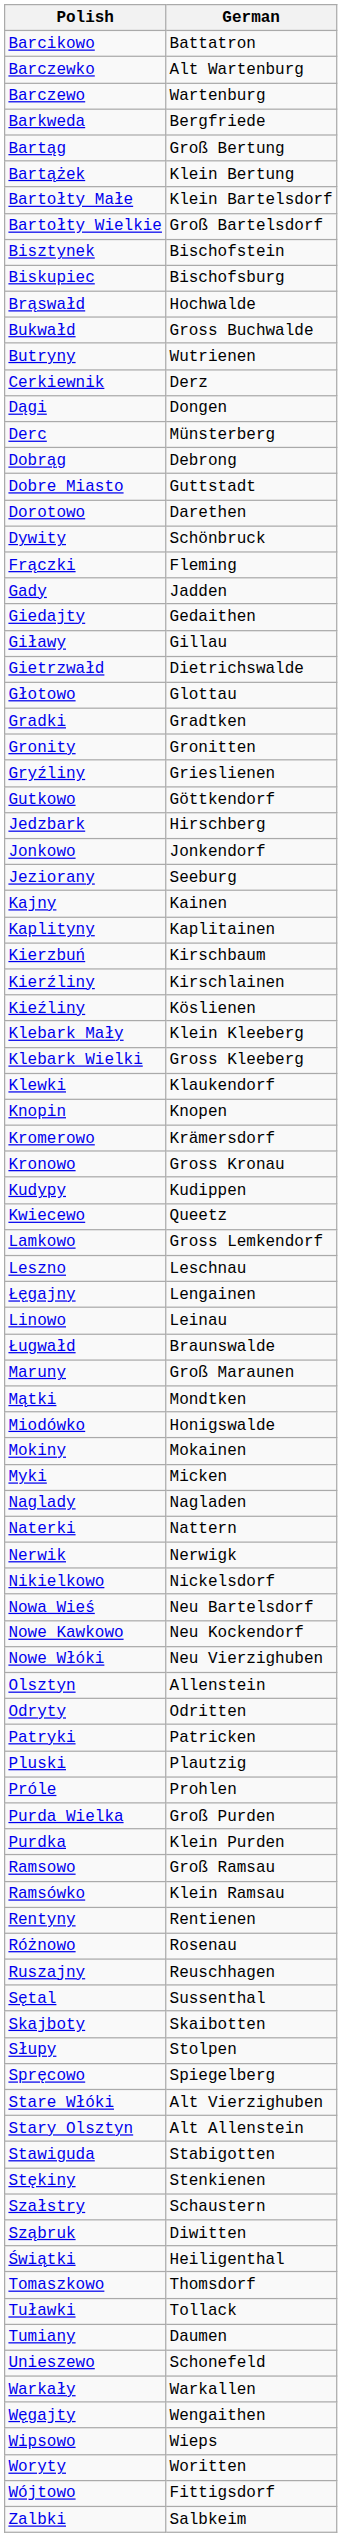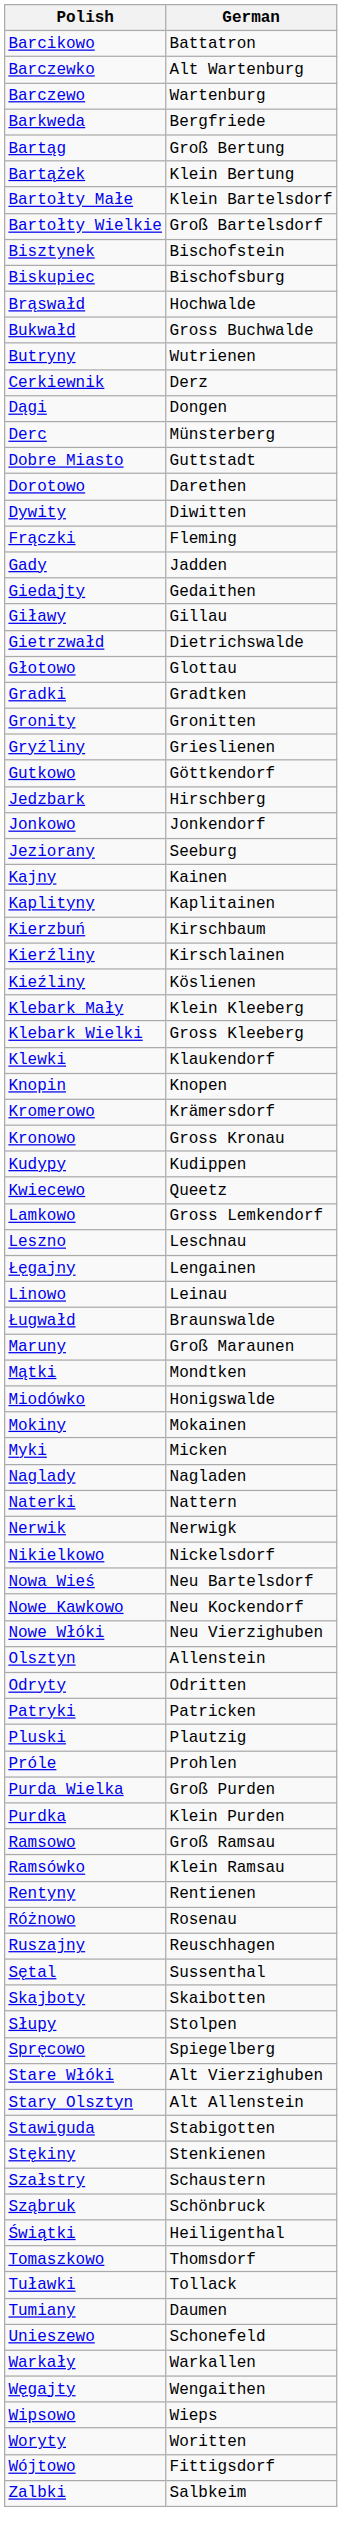- row: (37, 461)
(218, 539) Schönbruck -> (208, 513) Diwitten
(208, 2233) Diwitten -> (218, 2207) Schönbruck
